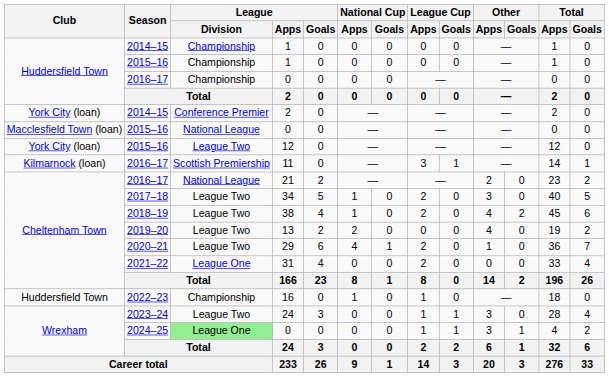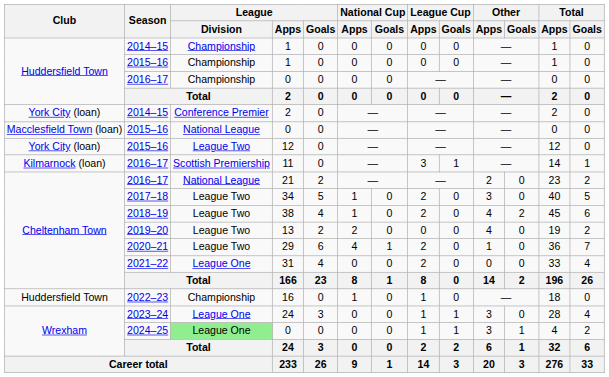(221, 314) League Two -> (221, 314) League One
